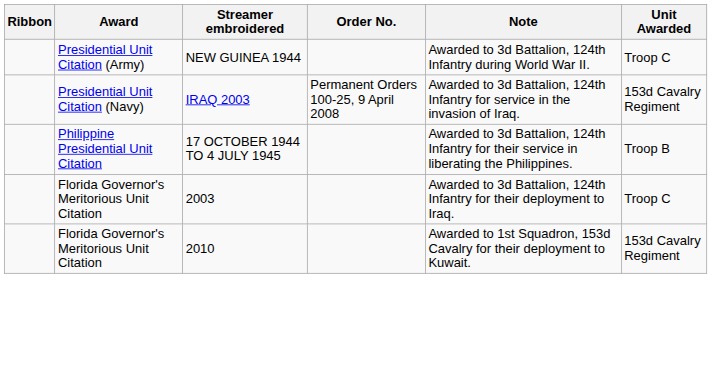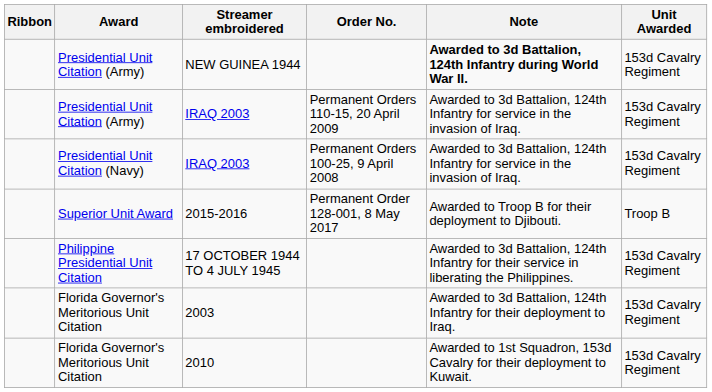(517, 57) normal -> (514, 64) bold
(647, 57) Troop C -> (663, 64) 153d Cavalry Regiment
+ row: (105, 114)
+ row: (116, 213)
(647, 149) Troop B -> (663, 263) 153d Cavalry Regiment
(647, 199) Troop C -> (663, 313) 153d Cavalry Regiment
